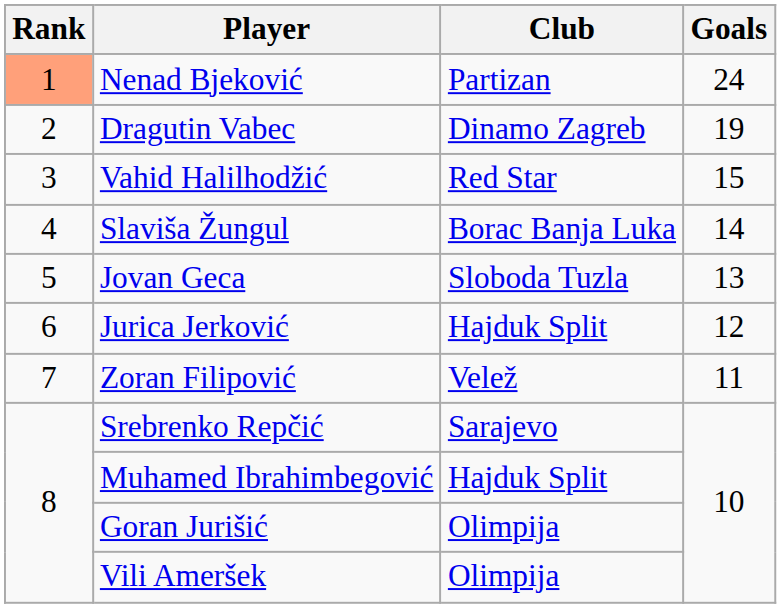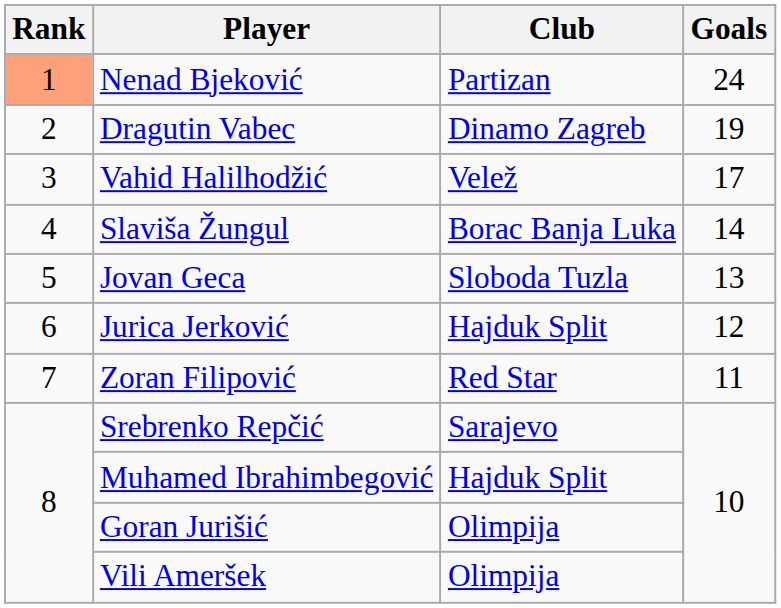(502, 178) Red Star -> (483, 178) Velež
(729, 178) 15 -> (729, 178) 17
(483, 377) Velež -> (502, 377) Red Star
